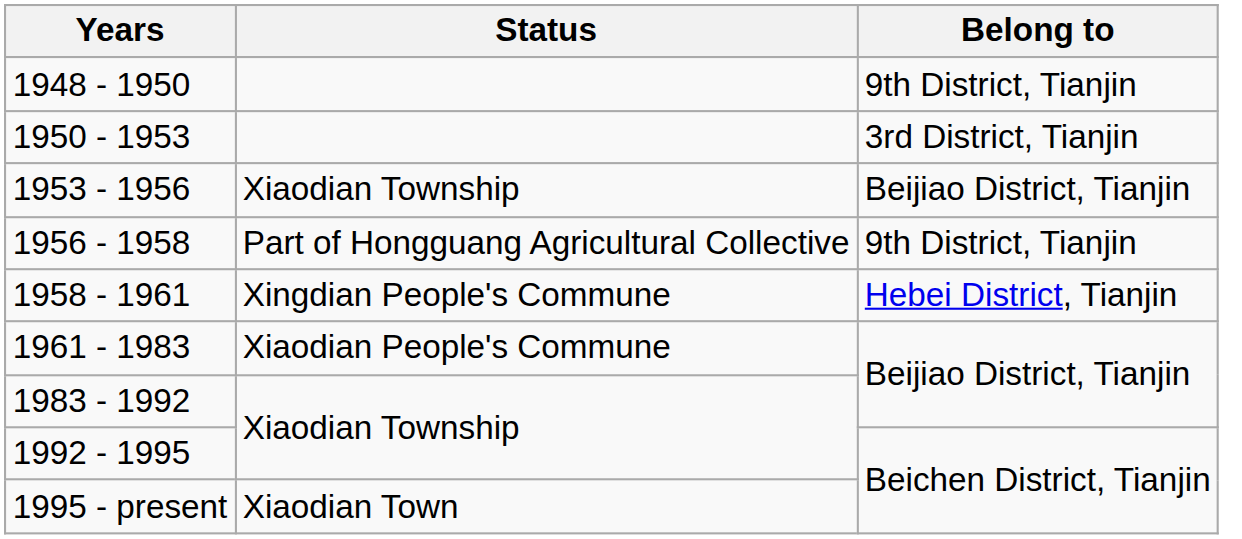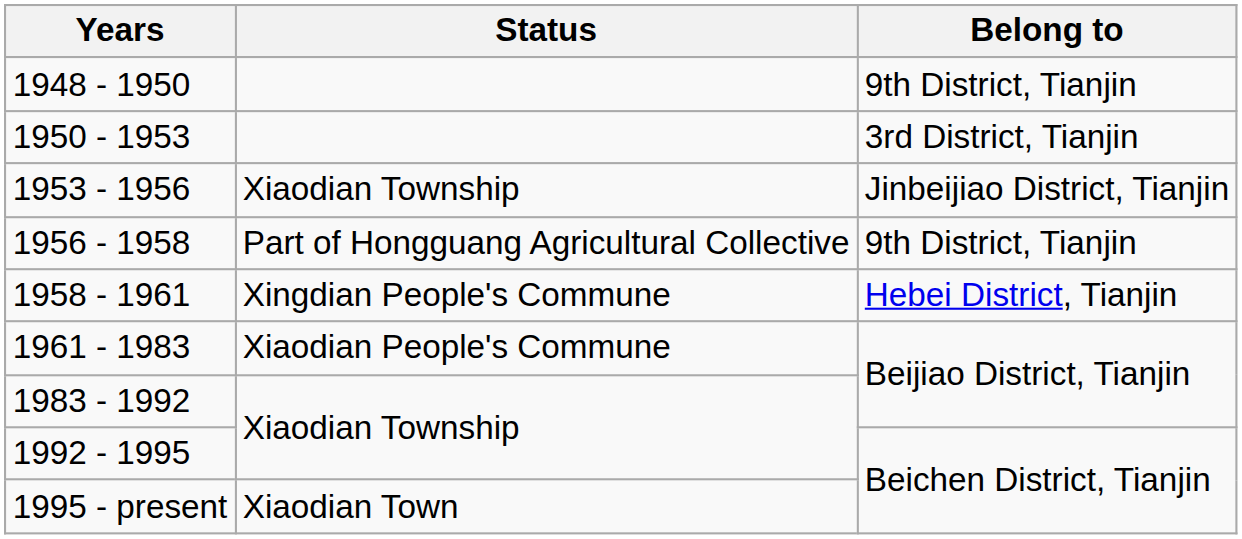(1028, 189) Beijiao District, Tianjin -> (1047, 189) Jinbeijiao District, Tianjin
